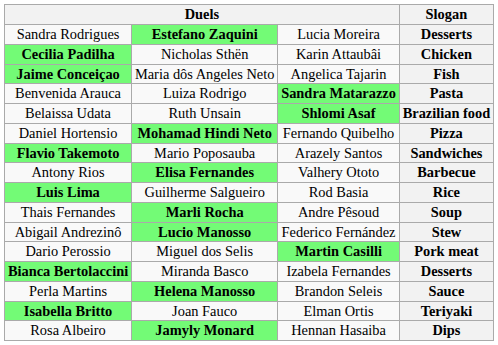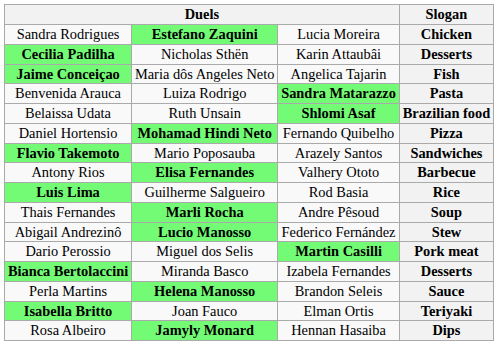(446, 34) Desserts -> (446, 34) Chicken
(446, 54) Chicken -> (446, 54) Desserts
